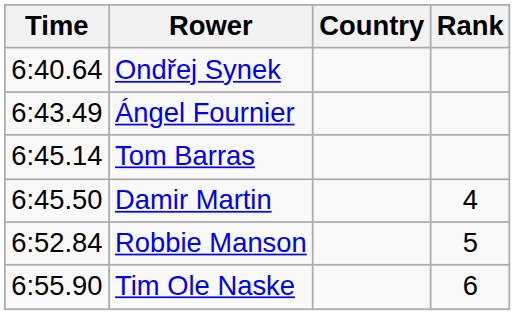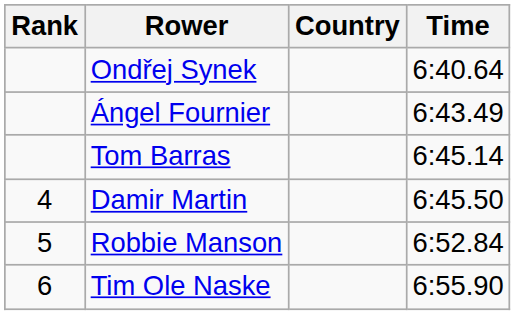columns swapped: (470, 26) <-> (57, 26)
